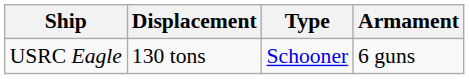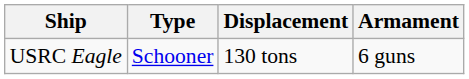columns swapped: (307, 21) <-> (194, 21)
